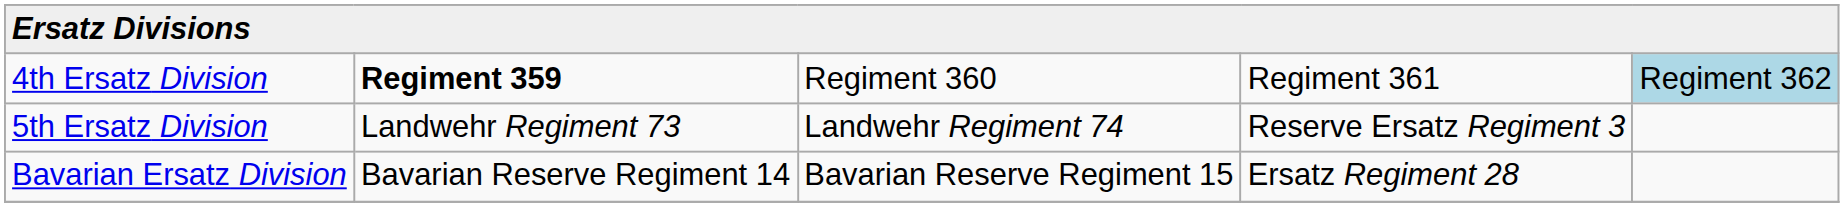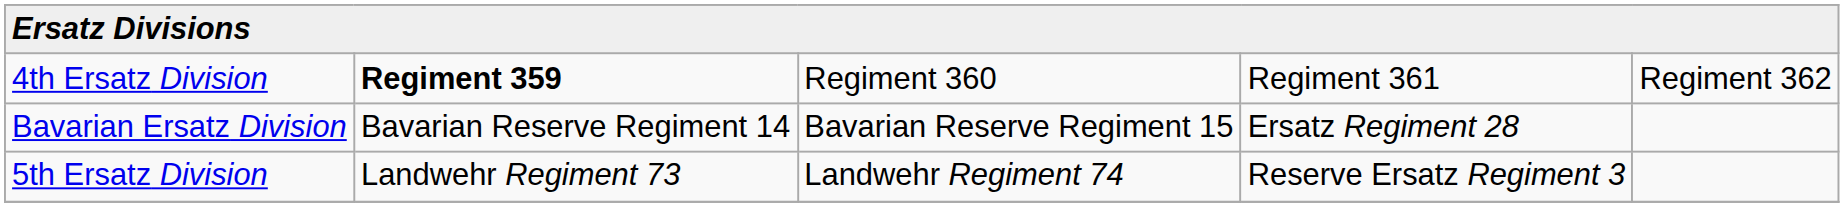(1736, 77) lightblue background -> (1736, 77) no background
rows swapped: (140, 126) <-> (179, 175)
